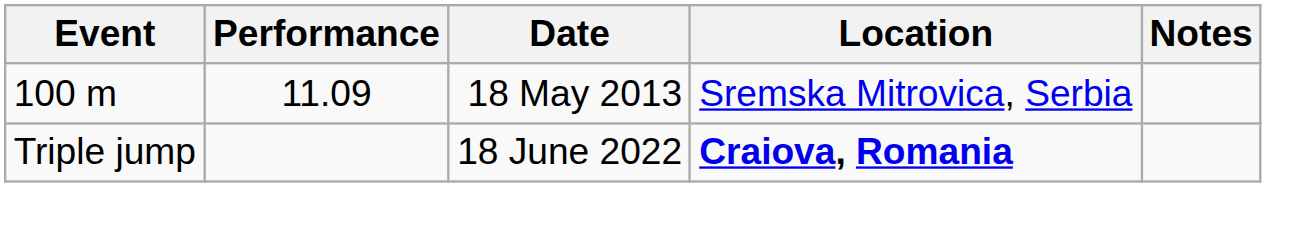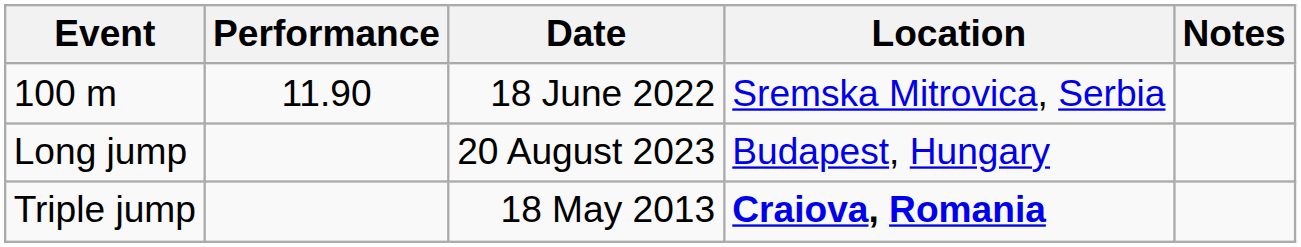(327, 92) 11.09 -> (327, 92) 11.90
(575, 92) 18 May 2013 -> (603, 92) 18 June 2022
+ row: (100, 151)
(570, 151) 18 June 2022 -> (608, 210) 18 May 2013
